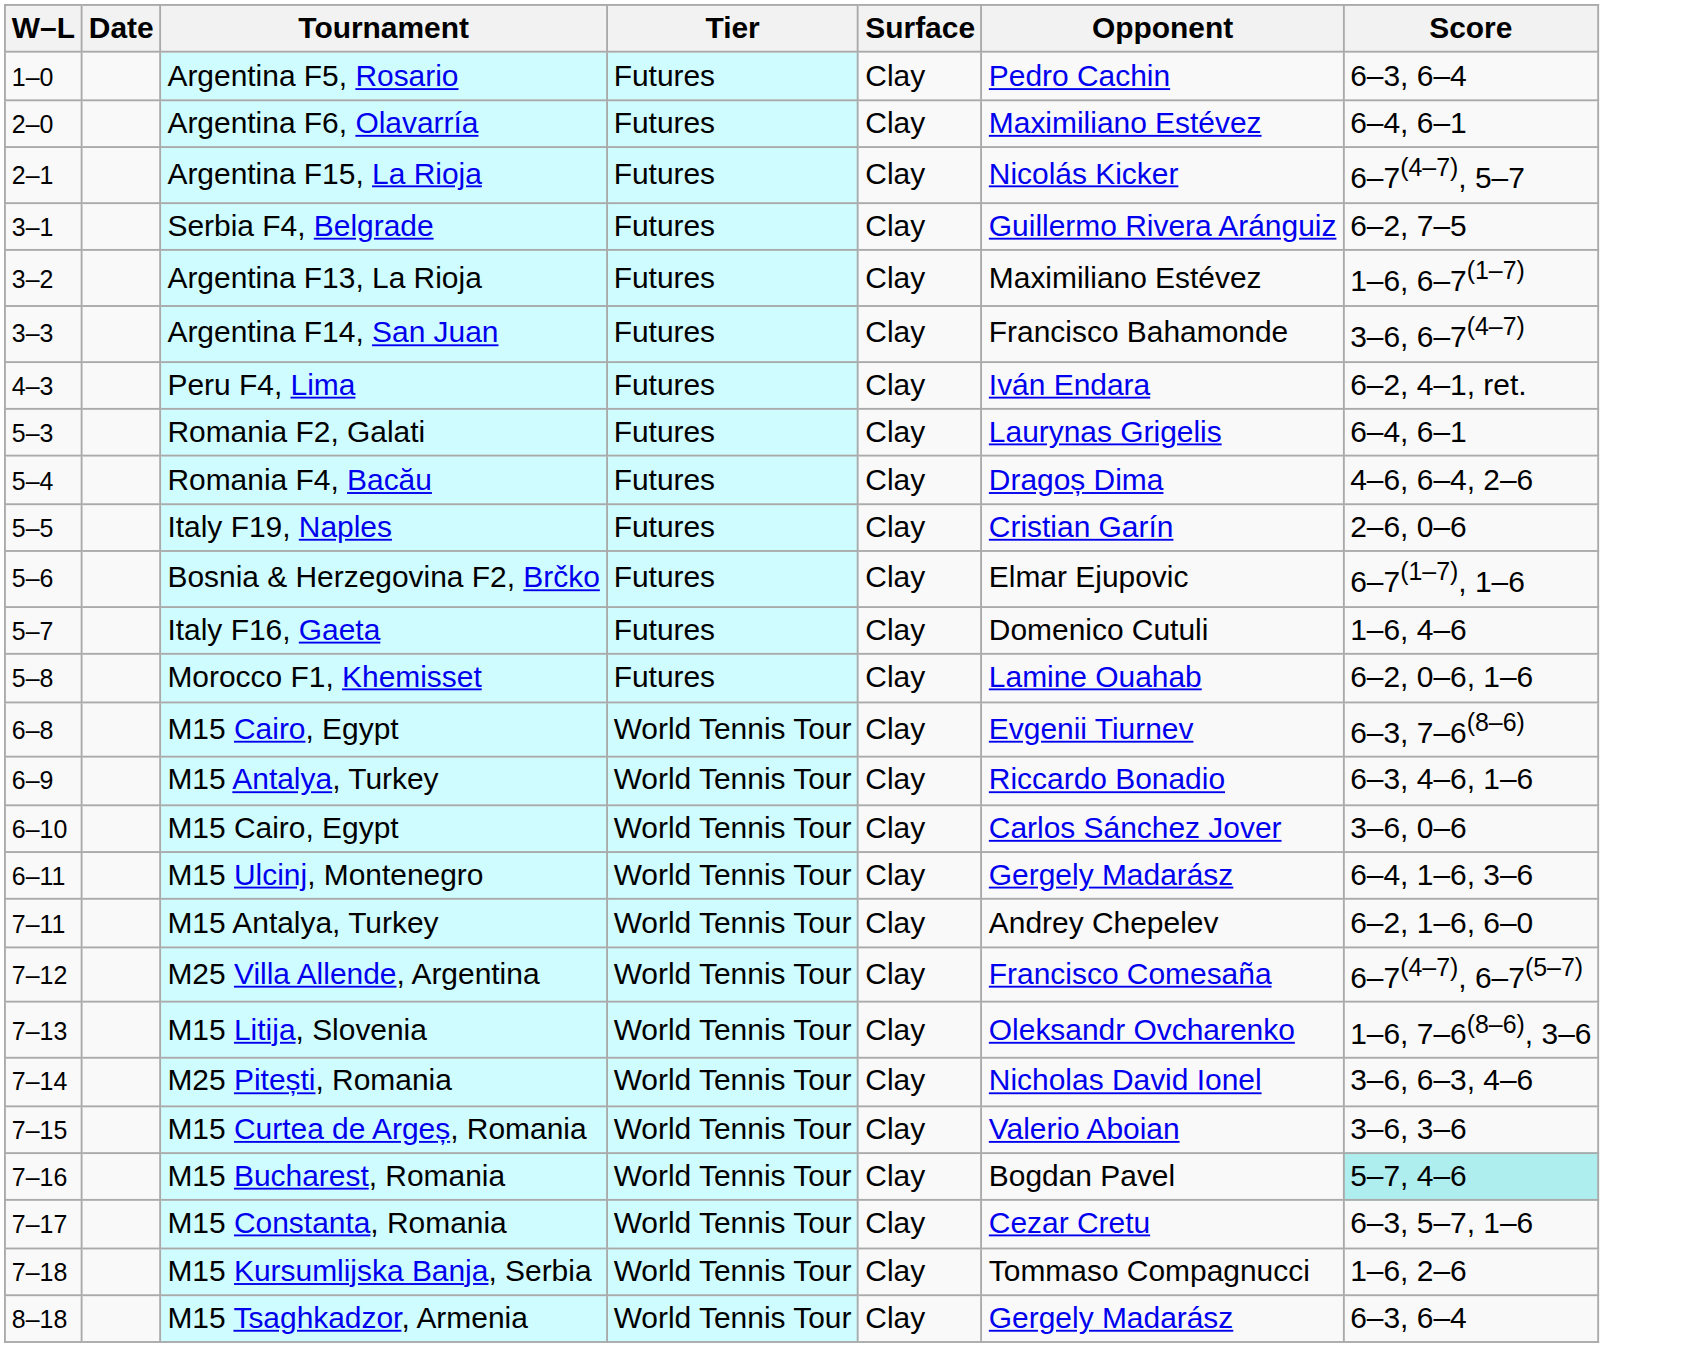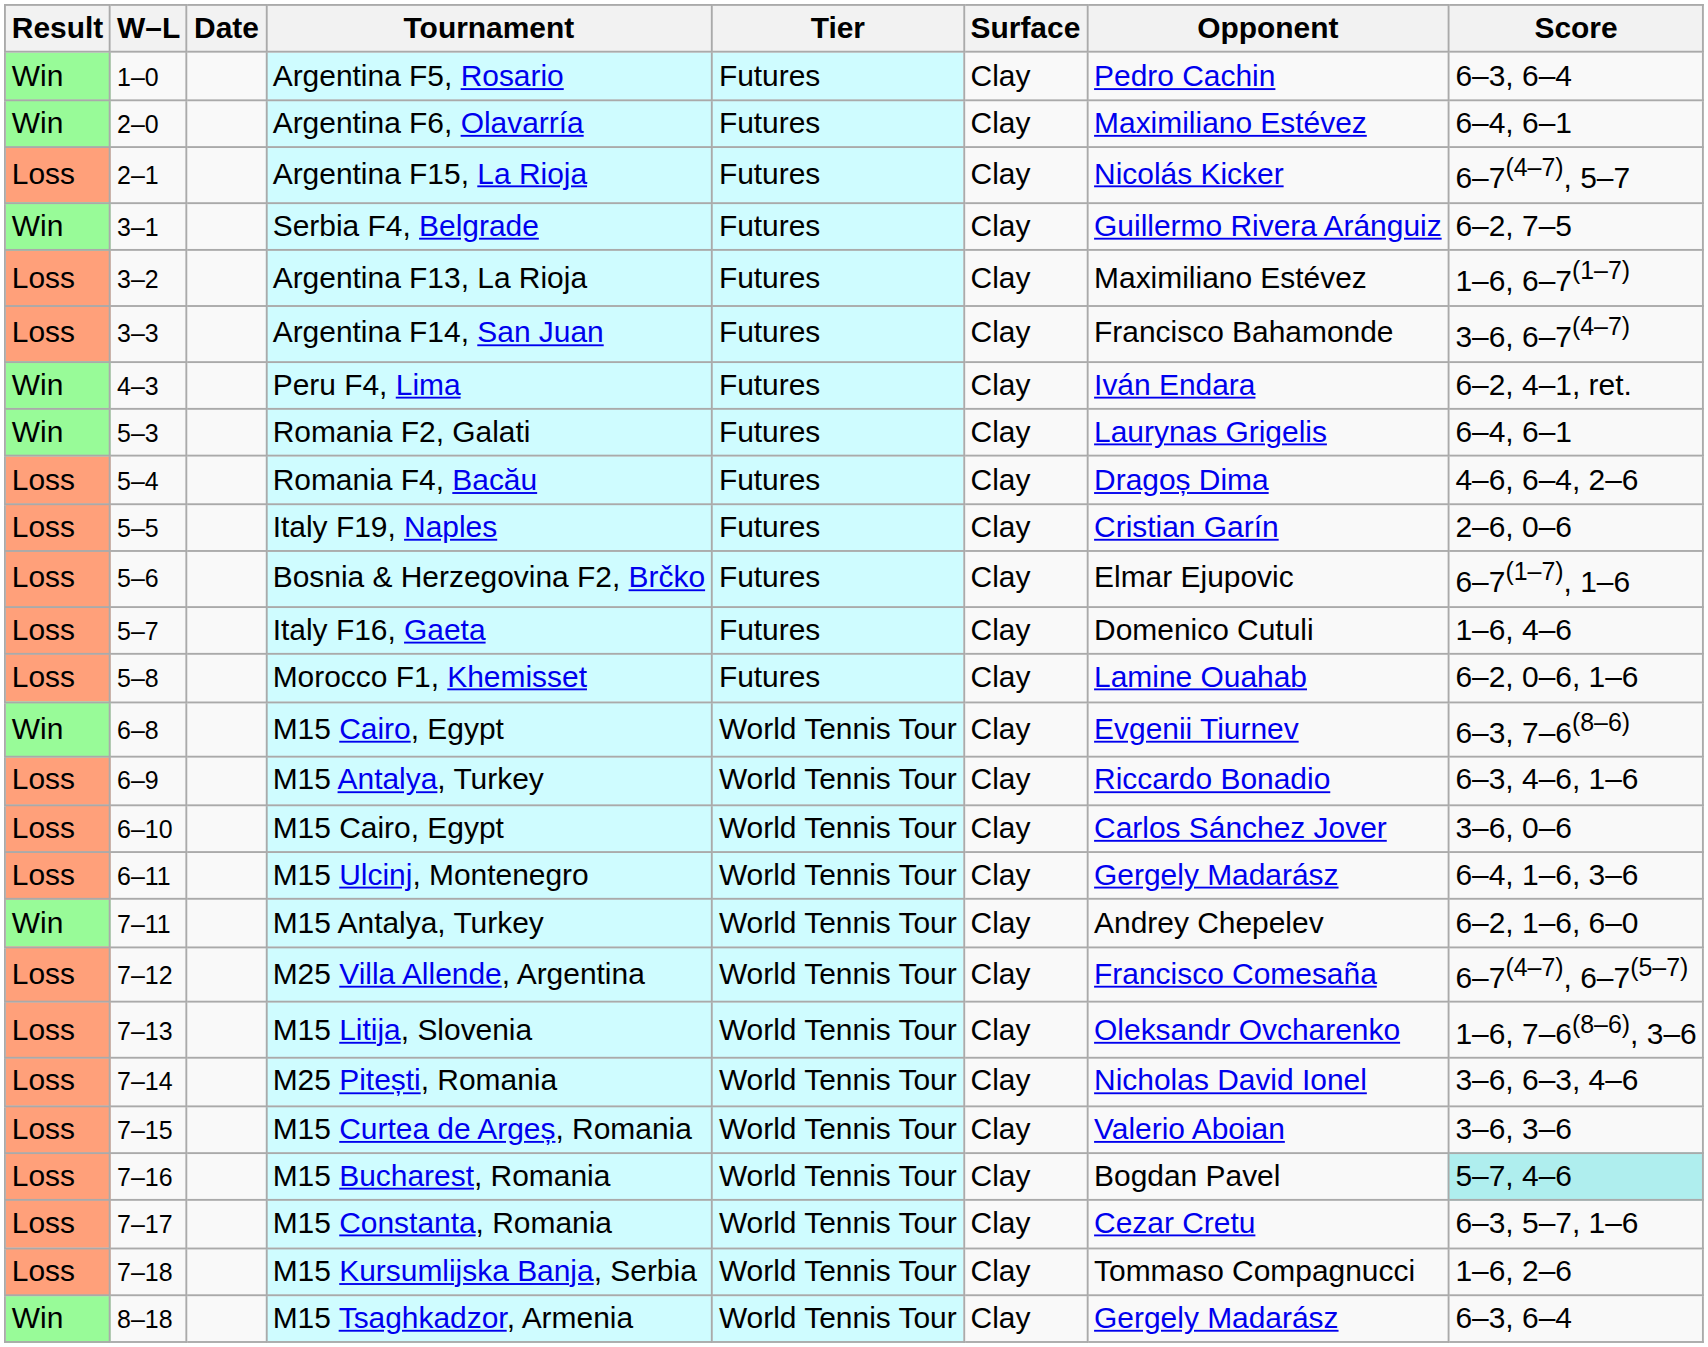+ column: (58, 28)
